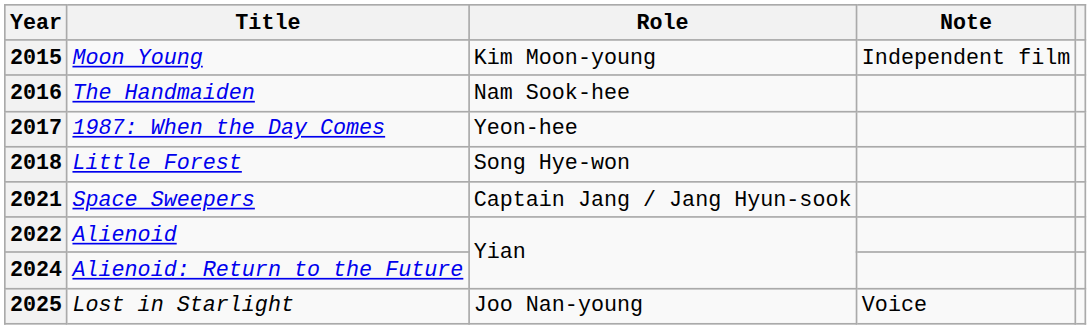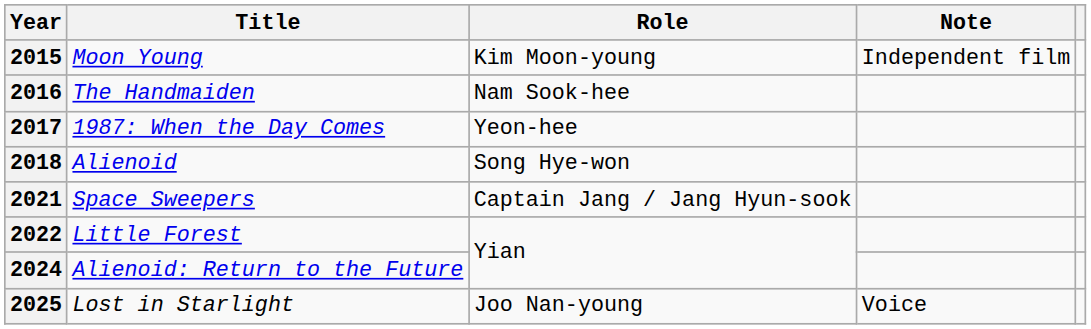(157, 164) Little Forest -> (125, 164) Alienoid
(125, 235) Alienoid -> (157, 235) Little Forest
